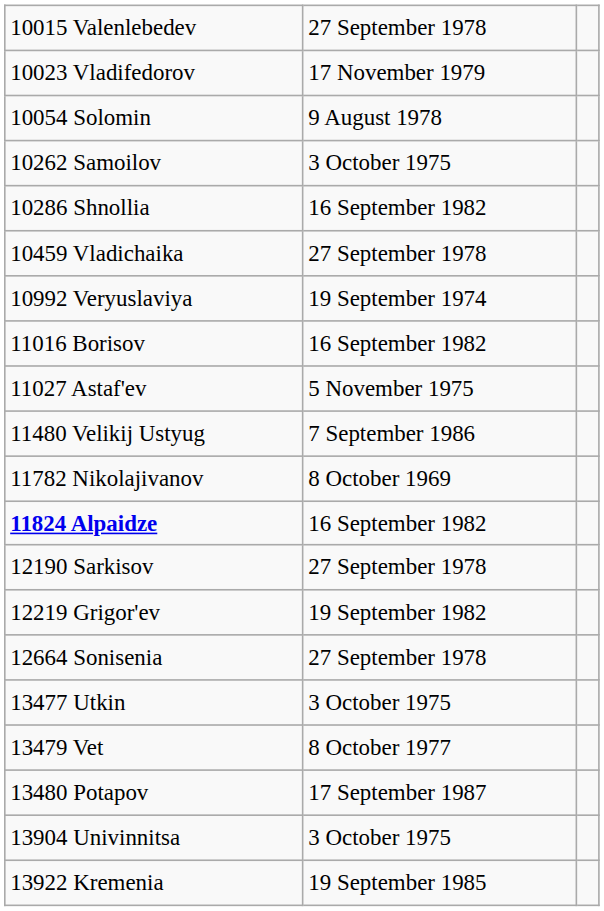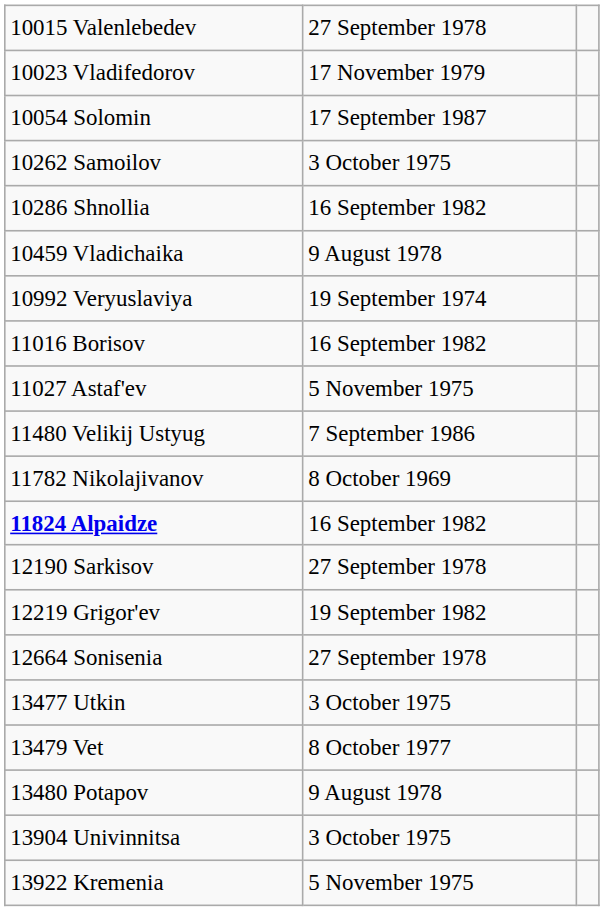(375, 117) 9 August 1978 -> (397, 117) 17 September 1987
(397, 252) 27 September 1978 -> (375, 252) 9 August 1978
(397, 792) 17 September 1987 -> (375, 792) 9 August 1978
(397, 882) 19 September 1985 -> (391, 882) 5 November 1975
